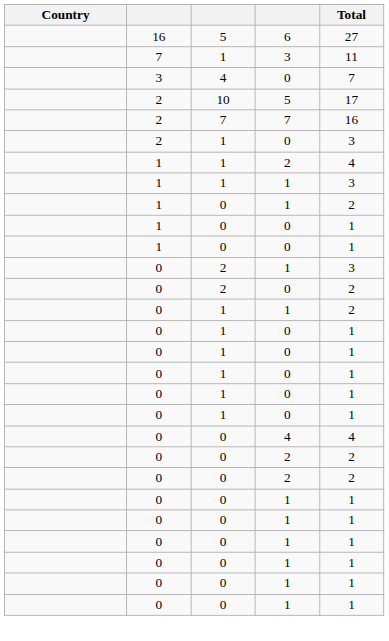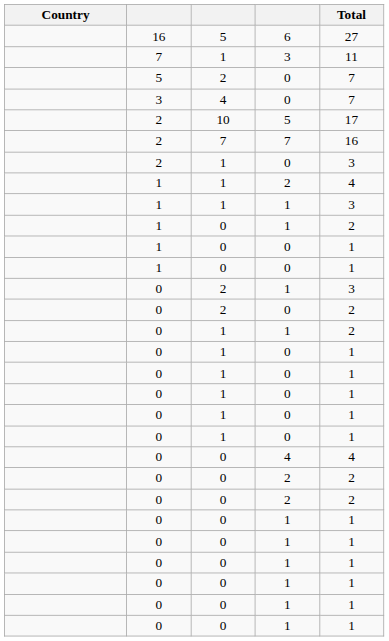+ row: (159, 78)
